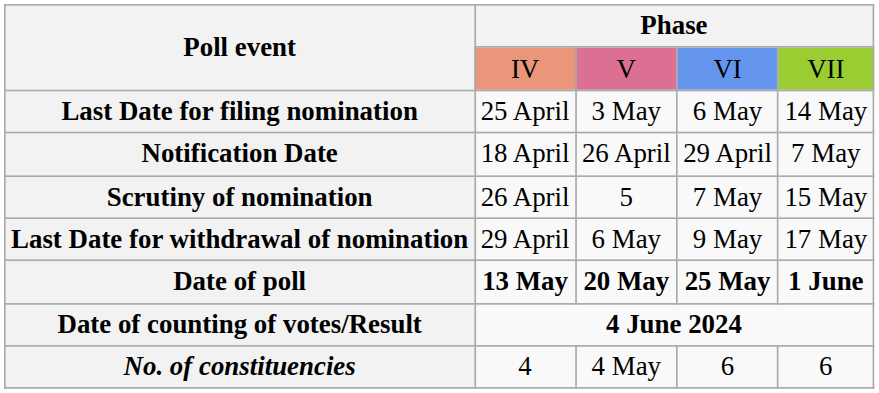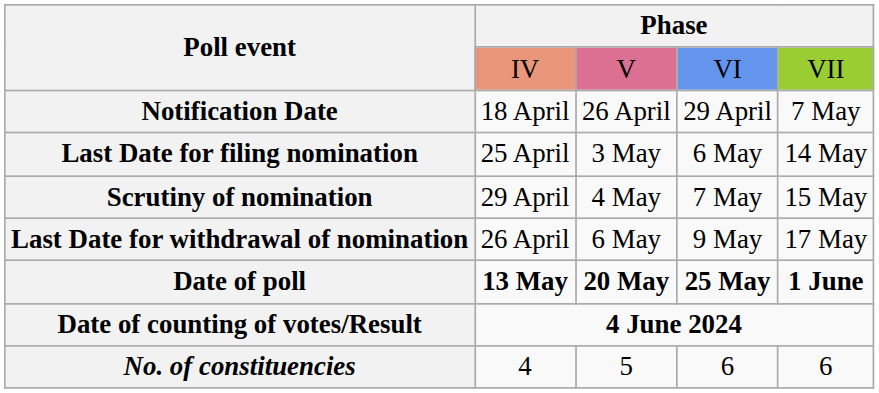rows swapped: (240, 153) <-> (240, 111)
(525, 196) 26 April -> (525, 196) 29 April
(626, 196) 5 -> (626, 196) 4 May
(525, 238) 29 April -> (525, 238) 26 April
(626, 366) 4 May -> (626, 366) 5
